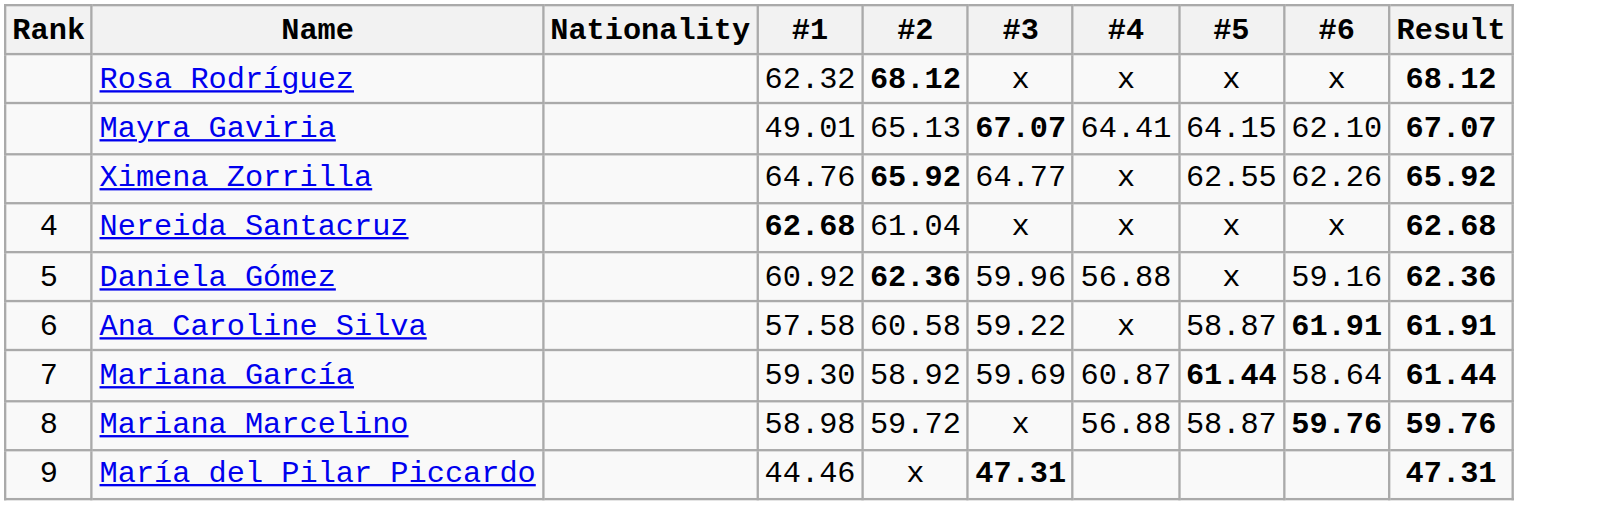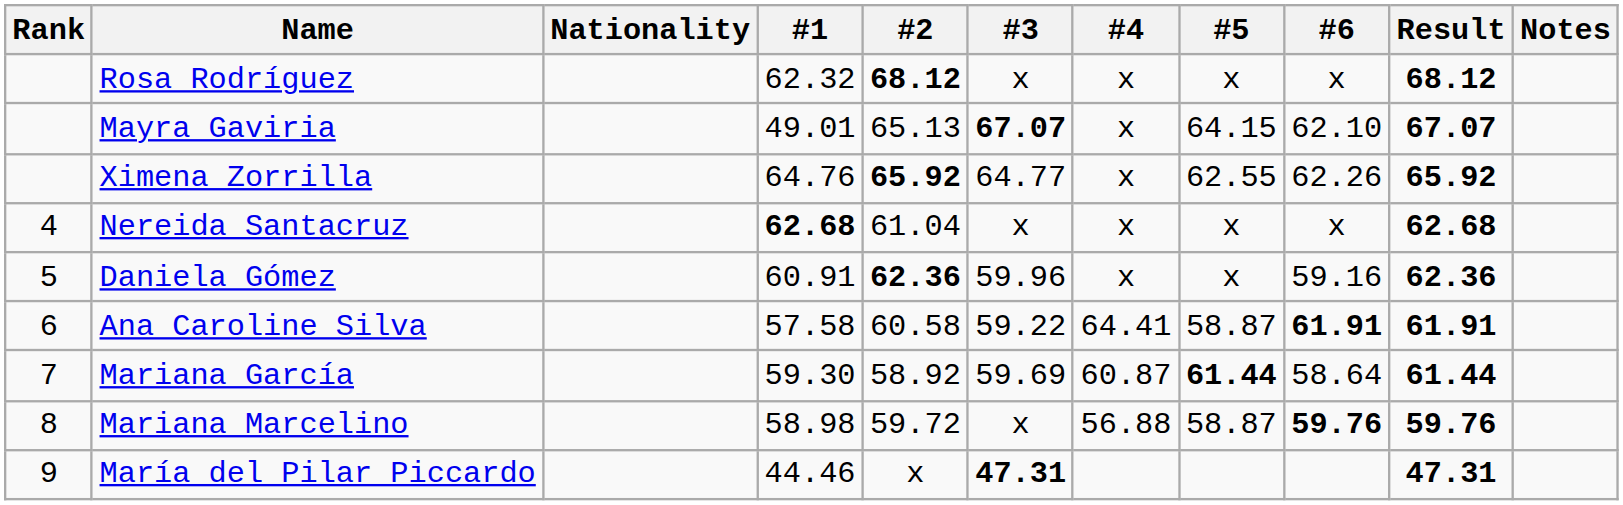+ column: (1565, 30)
(1126, 129) 64.41 -> (1126, 129) x
(810, 277) 60.92 -> (810, 277) 60.91
(1126, 277) 56.88 -> (1126, 277) x
(1126, 326) x -> (1126, 326) 64.41
